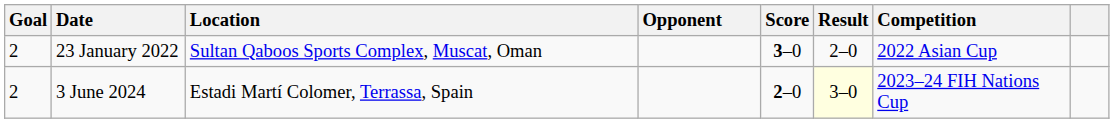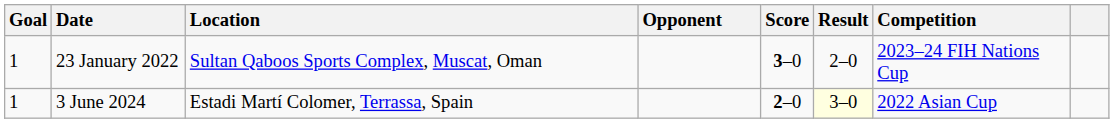(14, 50) 2 -> (14, 61) 1
(937, 50) 2022 Asian Cup -> (958, 61) 2023–24 FIH Nations Cup
(14, 92) 2 -> (14, 103) 1
(958, 92) 2023–24 FIH Nations Cup -> (937, 103) 2022 Asian Cup
